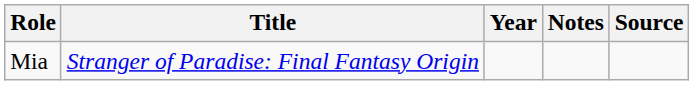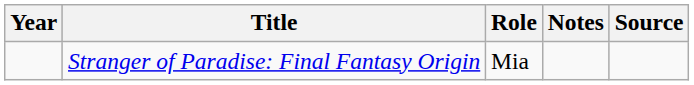columns swapped: (513, 23) <-> (33, 23)
